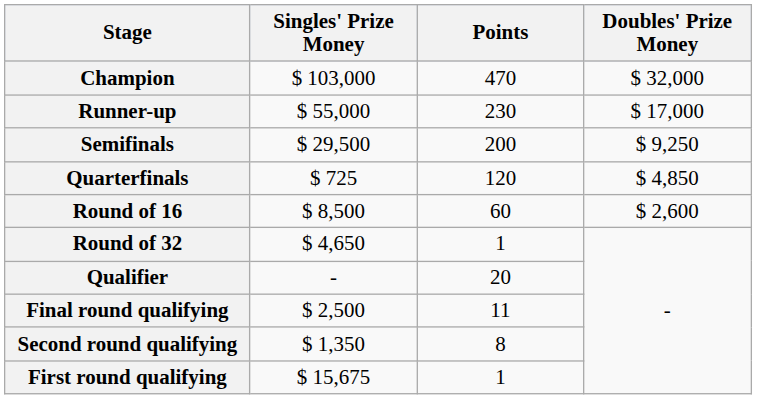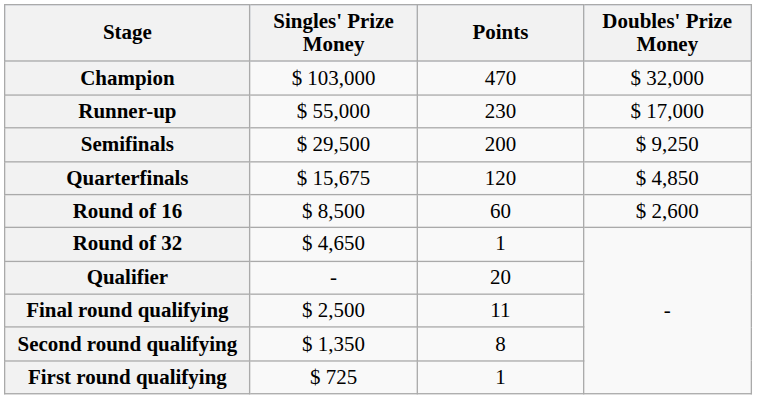(334, 177) $ 725 -> (334, 177) $ 15,675
(334, 377) $ 15,675 -> (334, 377) $ 725
